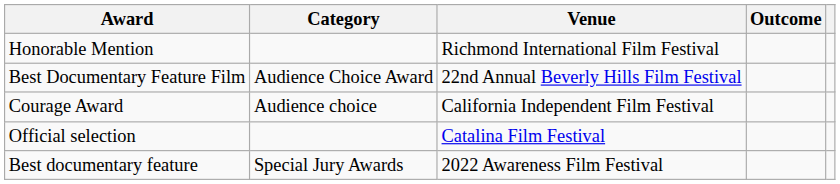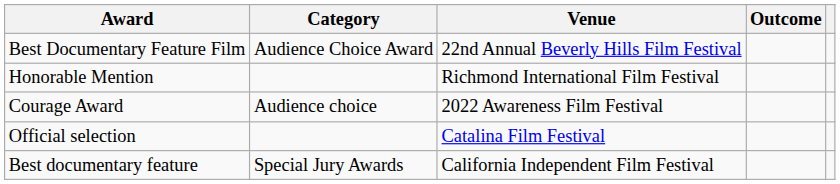rows swapped: (127, 77) <-> (81, 48)
(578, 106) California Independent Film Festival -> (552, 106) 2022 Awareness Film Festival
(552, 164) 2022 Awareness Film Festival -> (578, 164) California Independent Film Festival
